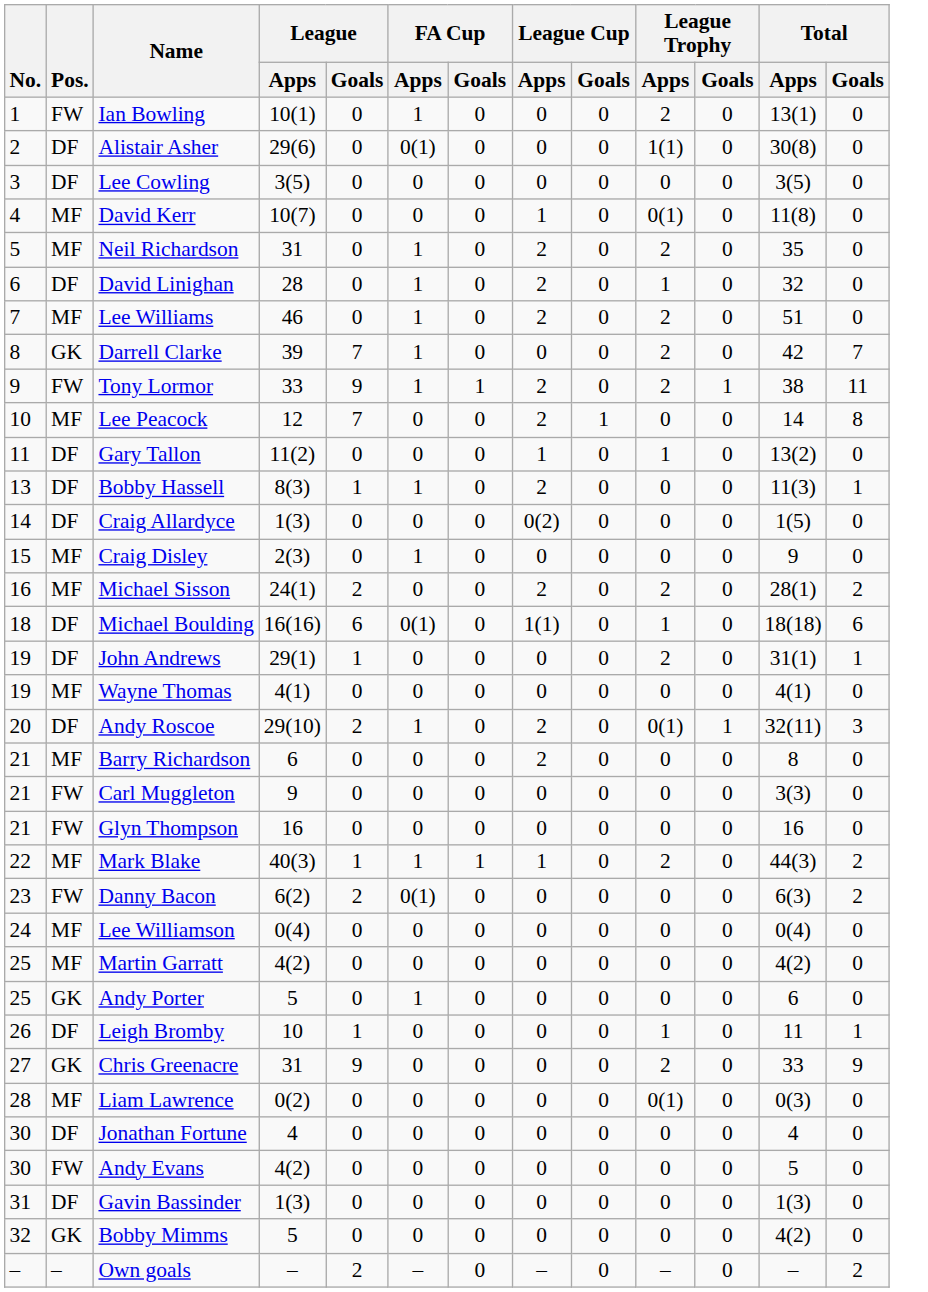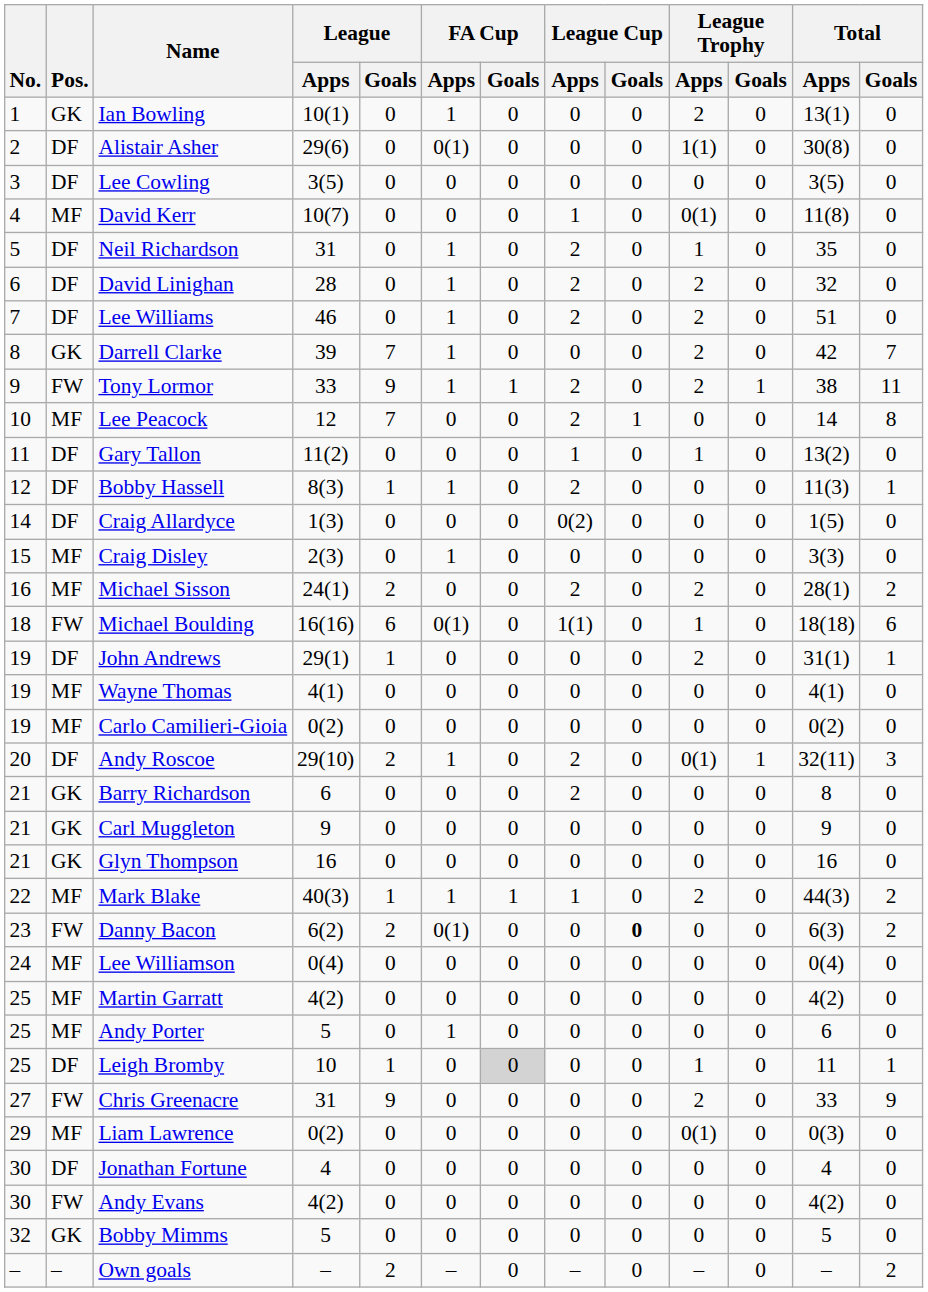(67, 113) FW -> (67, 113) GK
(67, 249) MF -> (65, 249) DF
(665, 249) 2 -> (699, 249) 1
(665, 283) 1 -> (699, 283) 2
(67, 317) MF -> (65, 317) DF
(20, 487) 13 -> (20, 487) 12
(793, 555) 9 -> (826, 555) 3(3)
(65, 623) DF -> (67, 623) FW
+ row: (193, 725)
(67, 759) MF -> (67, 793) GK
(67, 793) FW -> (67, 827) GK
(793, 793) 3(3) -> (826, 827) 9
(67, 827) FW -> (67, 861) GK
(604, 895) normal -> (637, 929) bold
(67, 997) GK -> (67, 1031) MF
(20, 1031) 26 -> (20, 1065) 25
(480, 1031) no background -> (513, 1065) lightgrey background
(67, 1065) GK -> (67, 1099) FW
(20, 1099) 28 -> (20, 1133) 29
(793, 1167) 5 -> (826, 1201) 4(2)
- row: (170, 1201)
(793, 1235) 4(2) -> (826, 1235) 5
